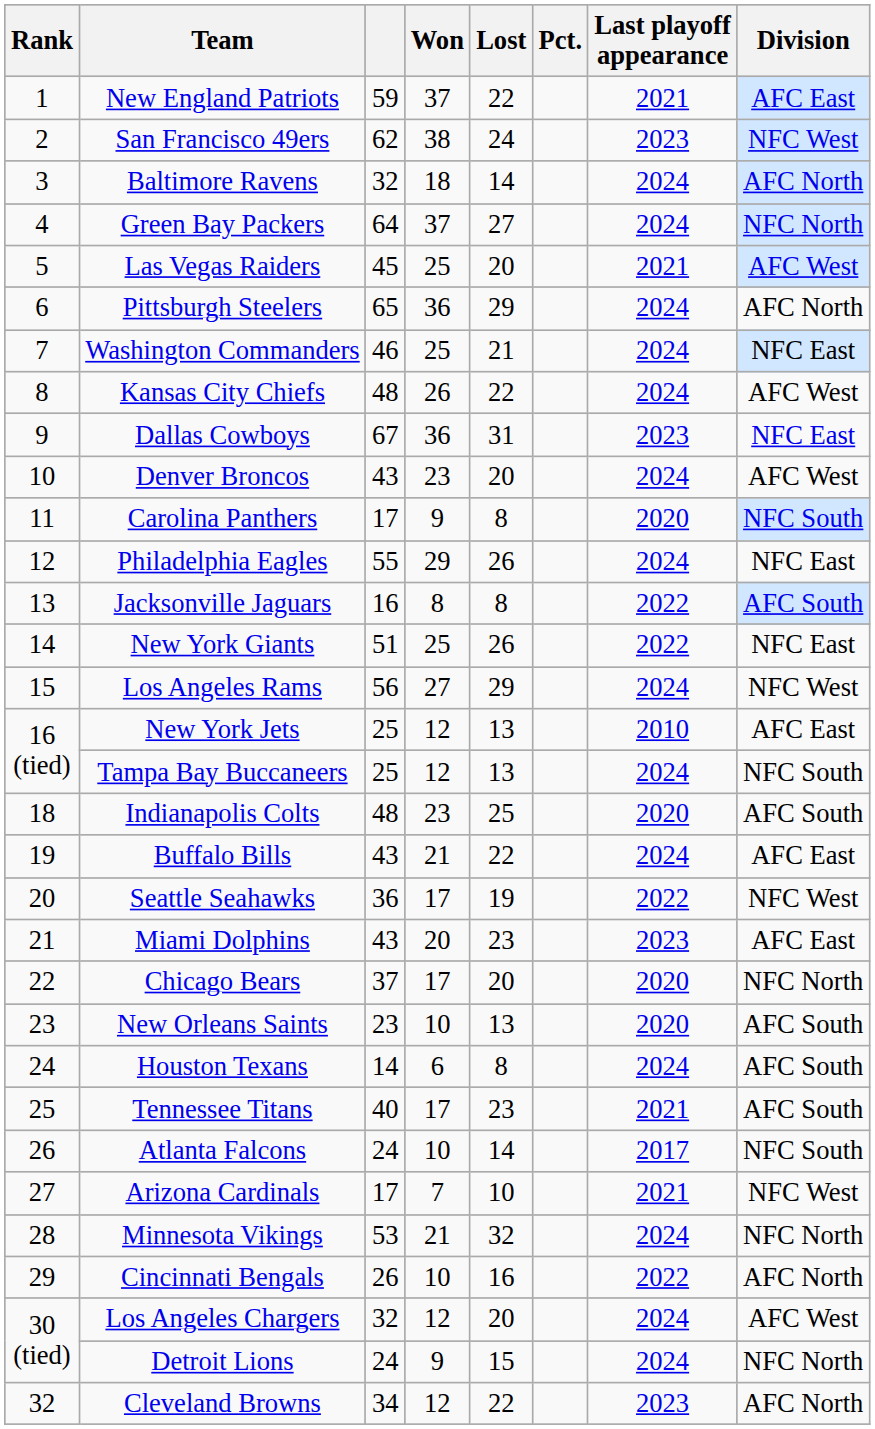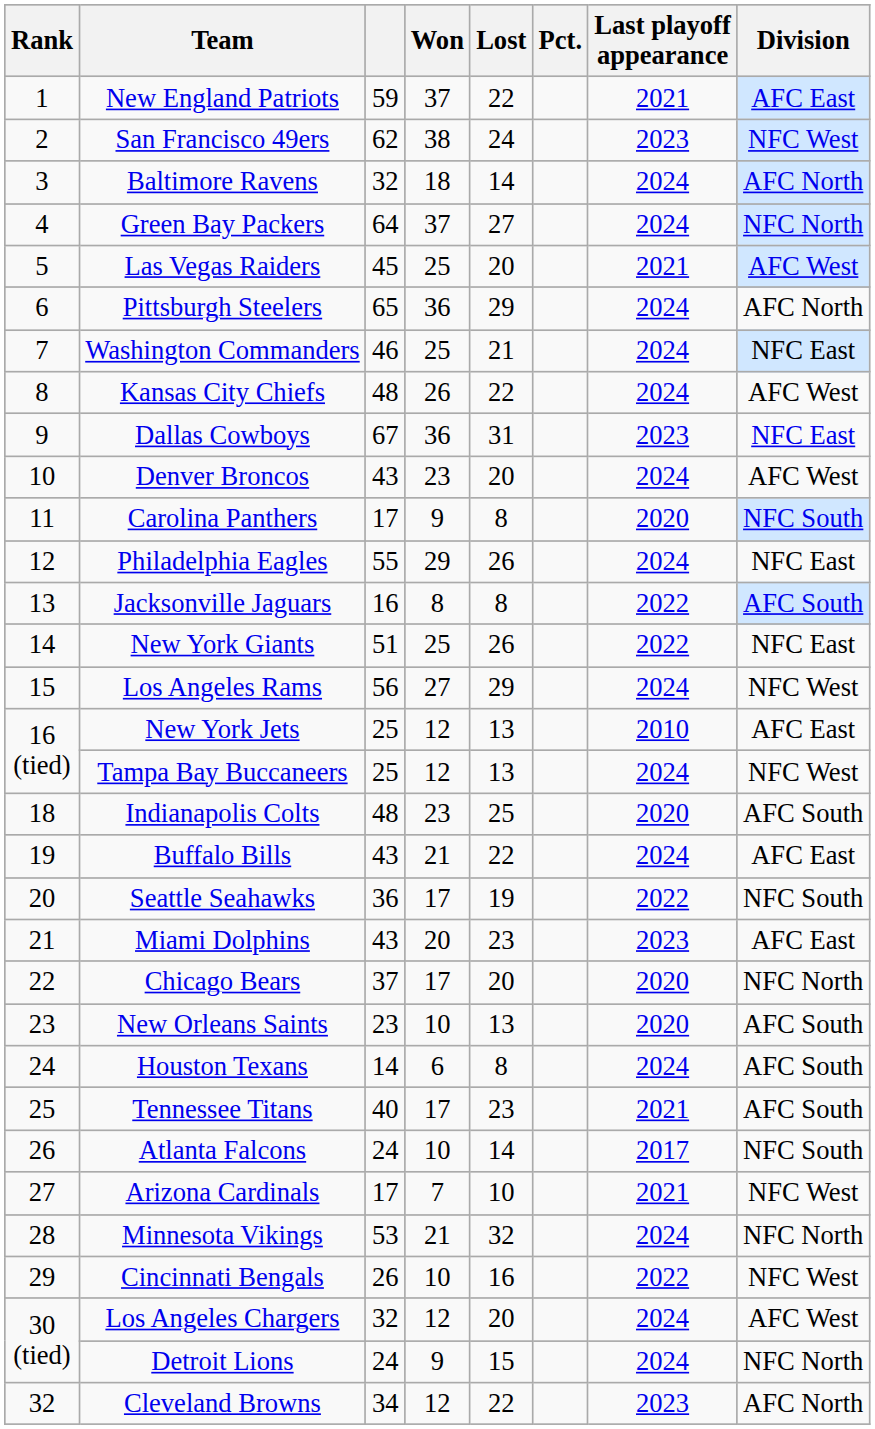(803, 771) NFC South -> (803, 771) NFC West
(803, 897) NFC West -> (803, 897) NFC South
(803, 1276) AFC North -> (803, 1276) NFC West
